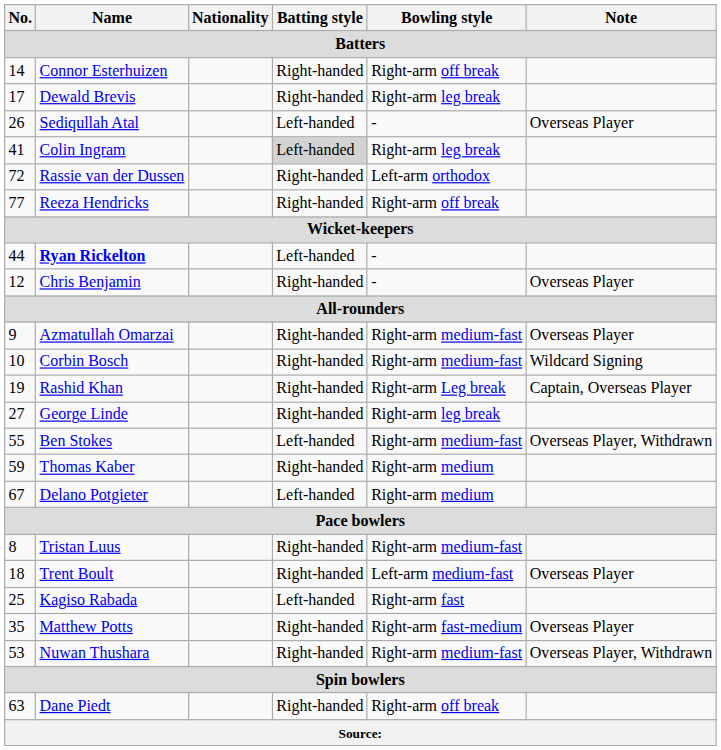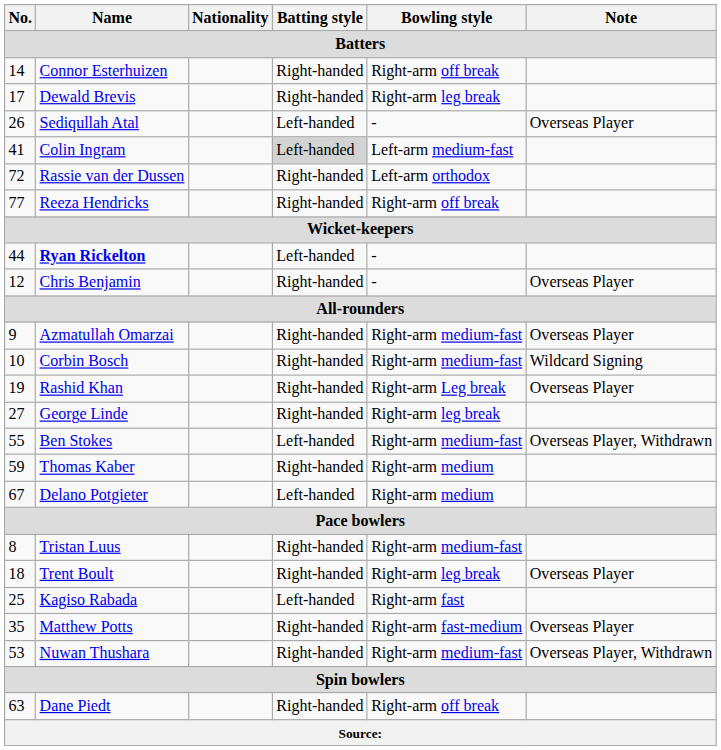(436, 149) Right-arm leg break -> (442, 149) Left-arm medium-fast
(611, 387) Captain, Overseas Player -> (582, 387) Overseas Player
(442, 573) Left-arm medium-fast -> (436, 573) Right-arm leg break
